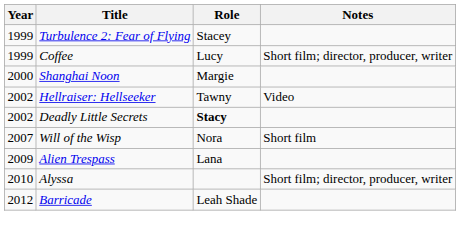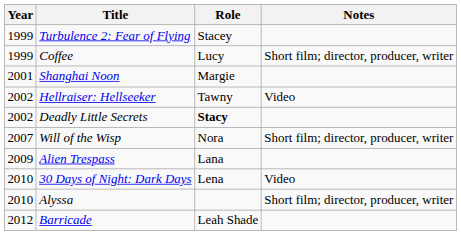(20, 76) 2000 -> (20, 76) 2001
(290, 138) Short film -> (359, 138) Short film; director, producer, writer
+ row: (115, 179)
